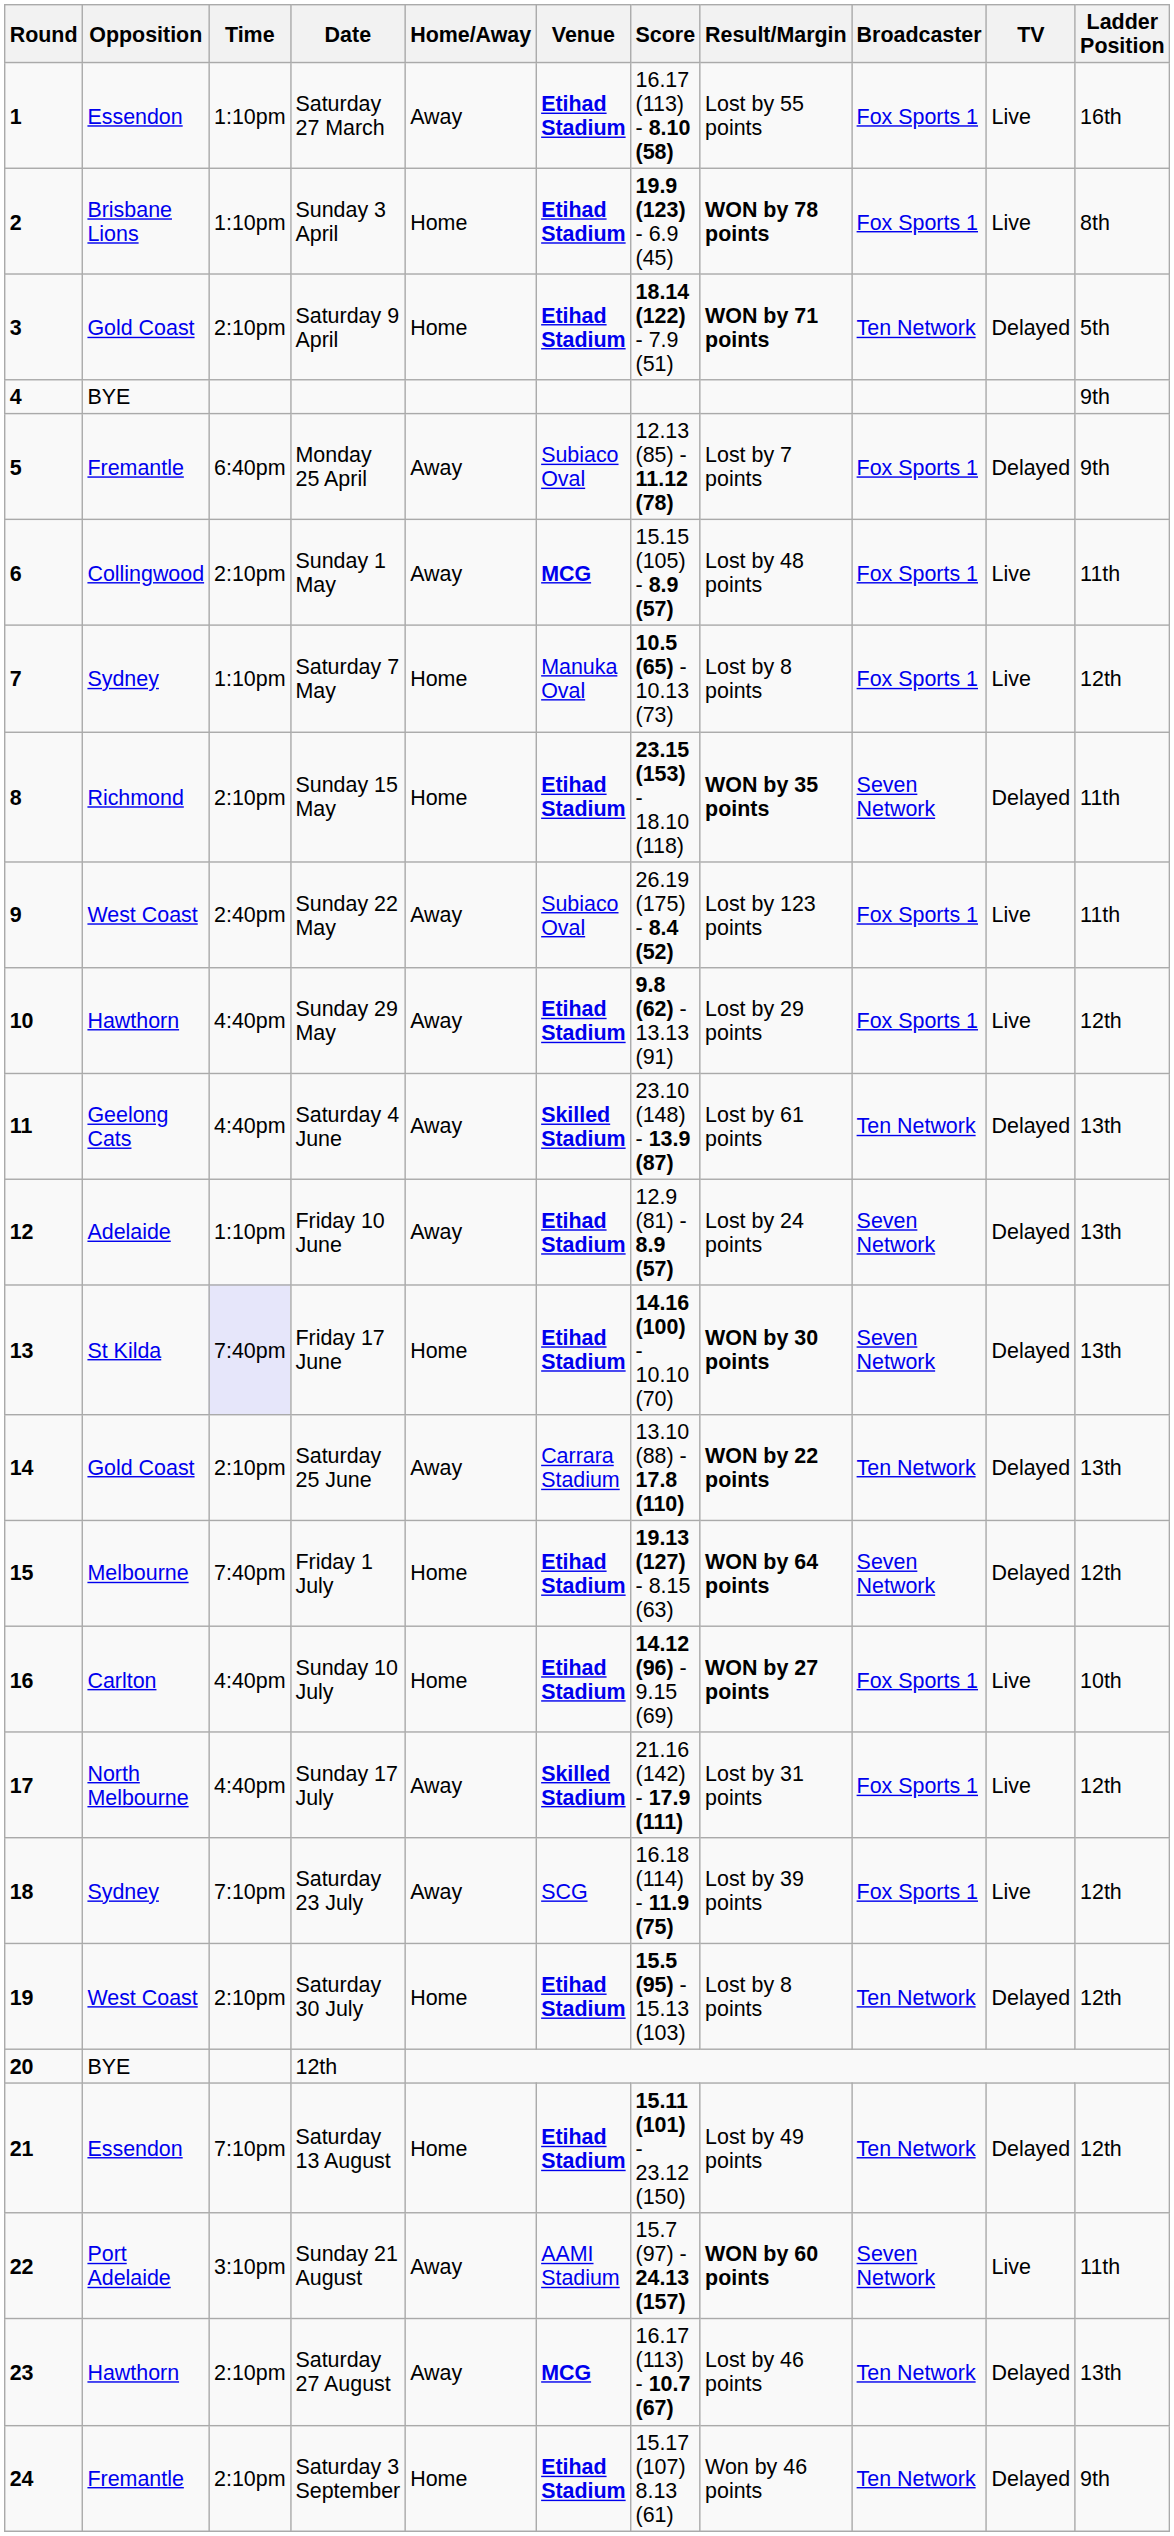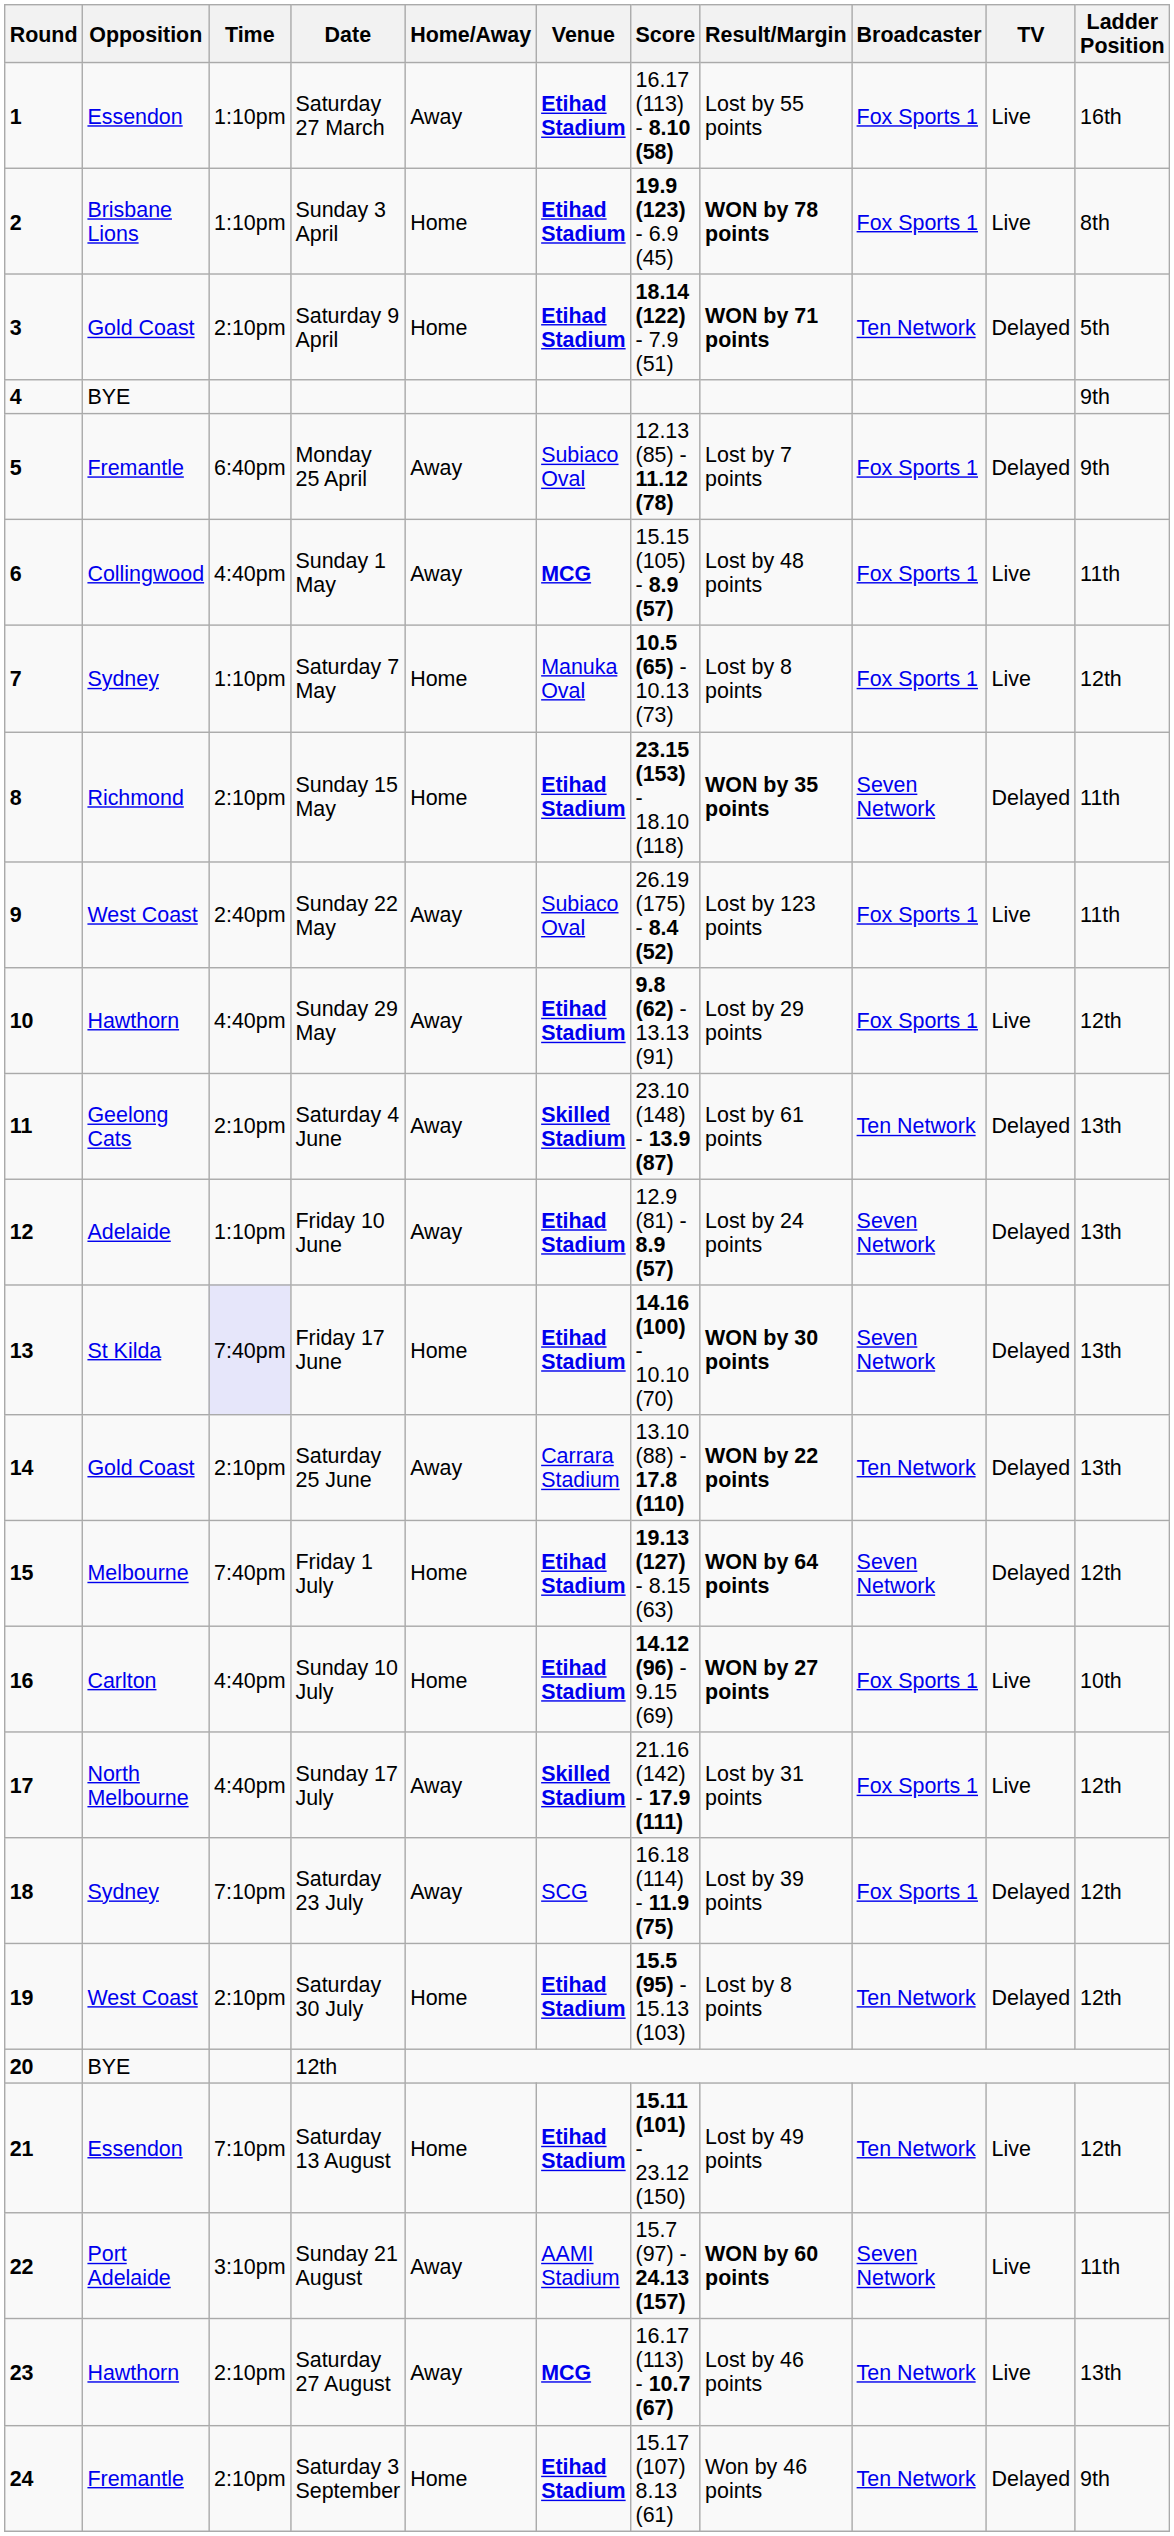(250, 573) 2:10pm -> (250, 573) 4:40pm
(250, 1126) 4:40pm -> (250, 1126) 2:10pm
(1011, 1891) Live -> (1031, 1891) Delayed
(1031, 2149) Delayed -> (1011, 2149) Live
(1031, 2372) Delayed -> (1011, 2372) Live
